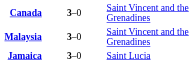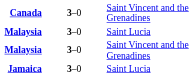+ row: (23, 31)
